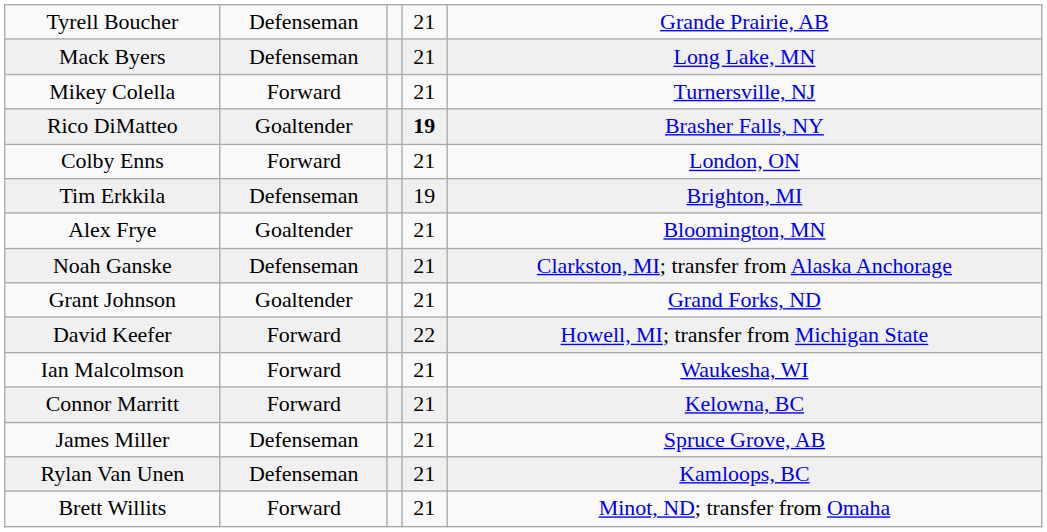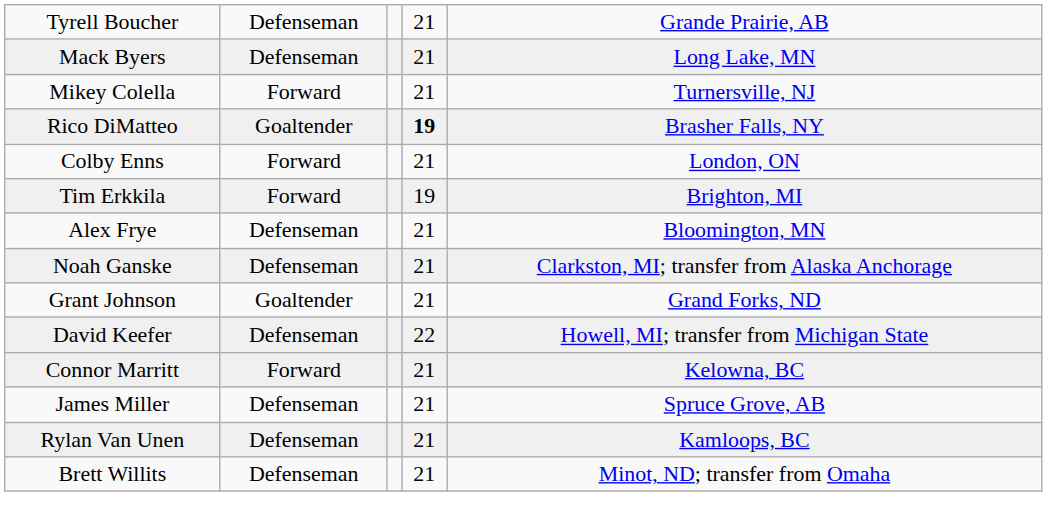(304, 195) Defenseman -> (304, 195) Forward
(304, 230) Goaltender -> (304, 230) Defenseman
(304, 334) Forward -> (304, 334) Defenseman
- row: (112, 369)
(304, 508) Forward -> (304, 473) Defenseman
